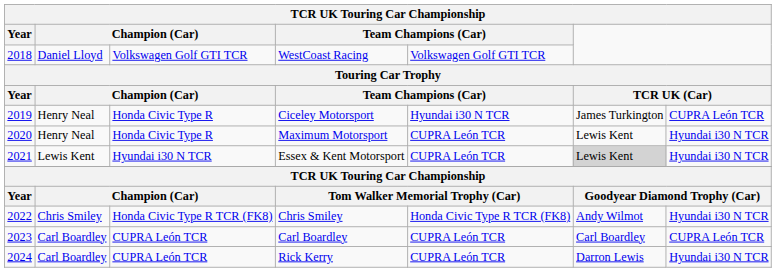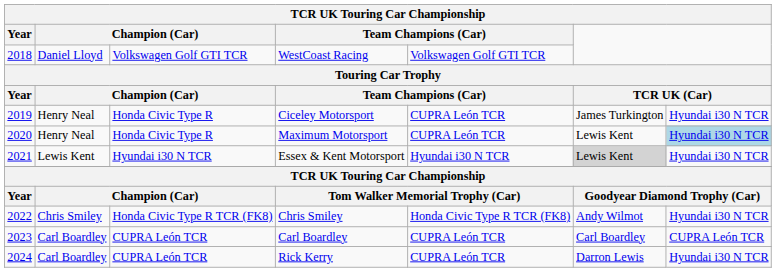(460, 115) Hyundai i30 N TCR -> (458, 115) CUPRA León TCR
(717, 115) CUPRA León TCR -> (719, 115) Hyundai i30 N TCR
(719, 135) no background -> (719, 135) lightblue background
(458, 155) CUPRA León TCR -> (460, 155) Hyundai i30 N TCR
